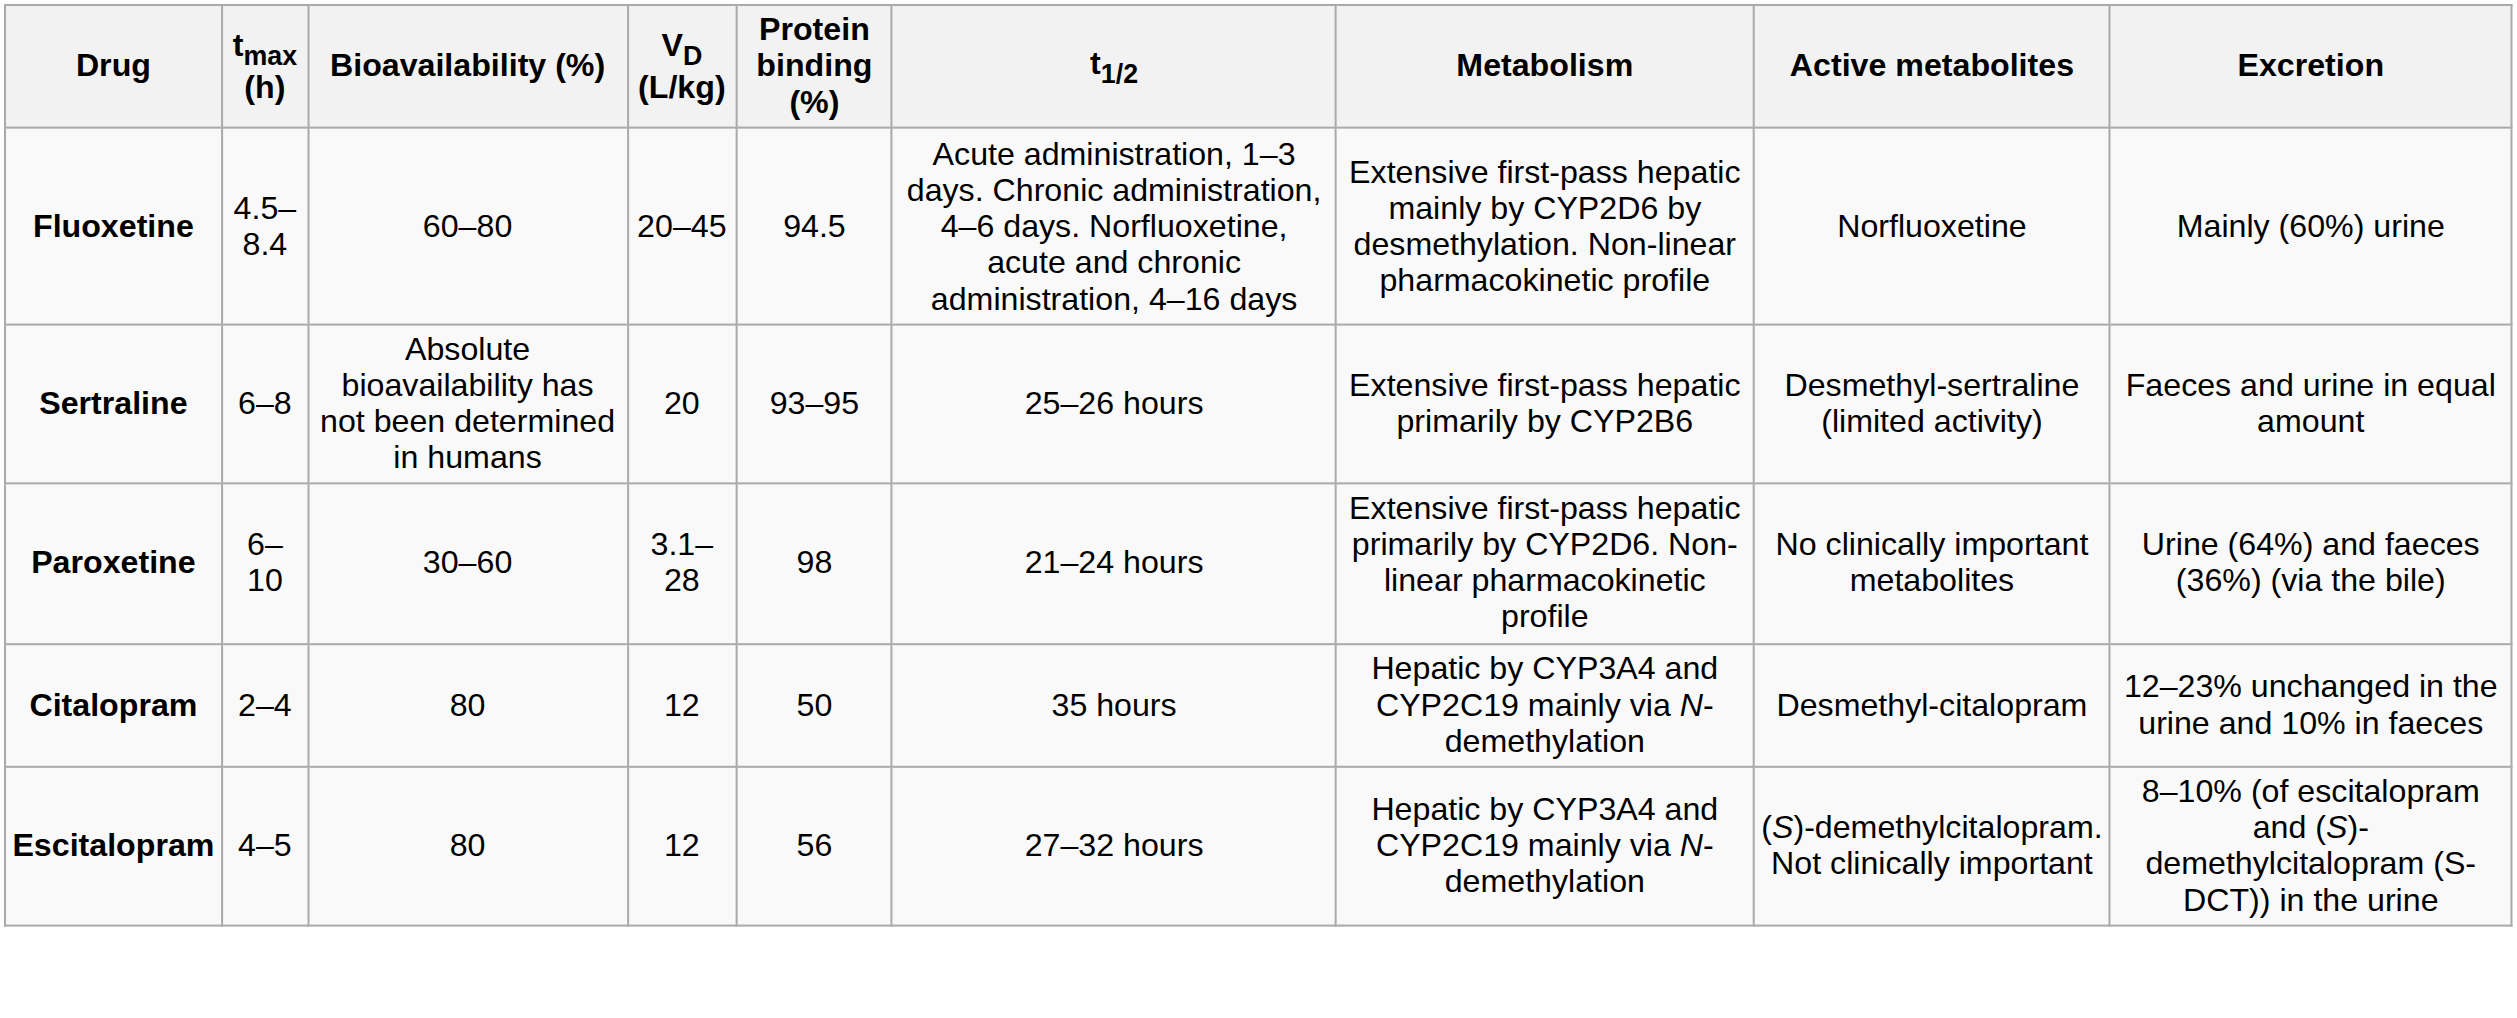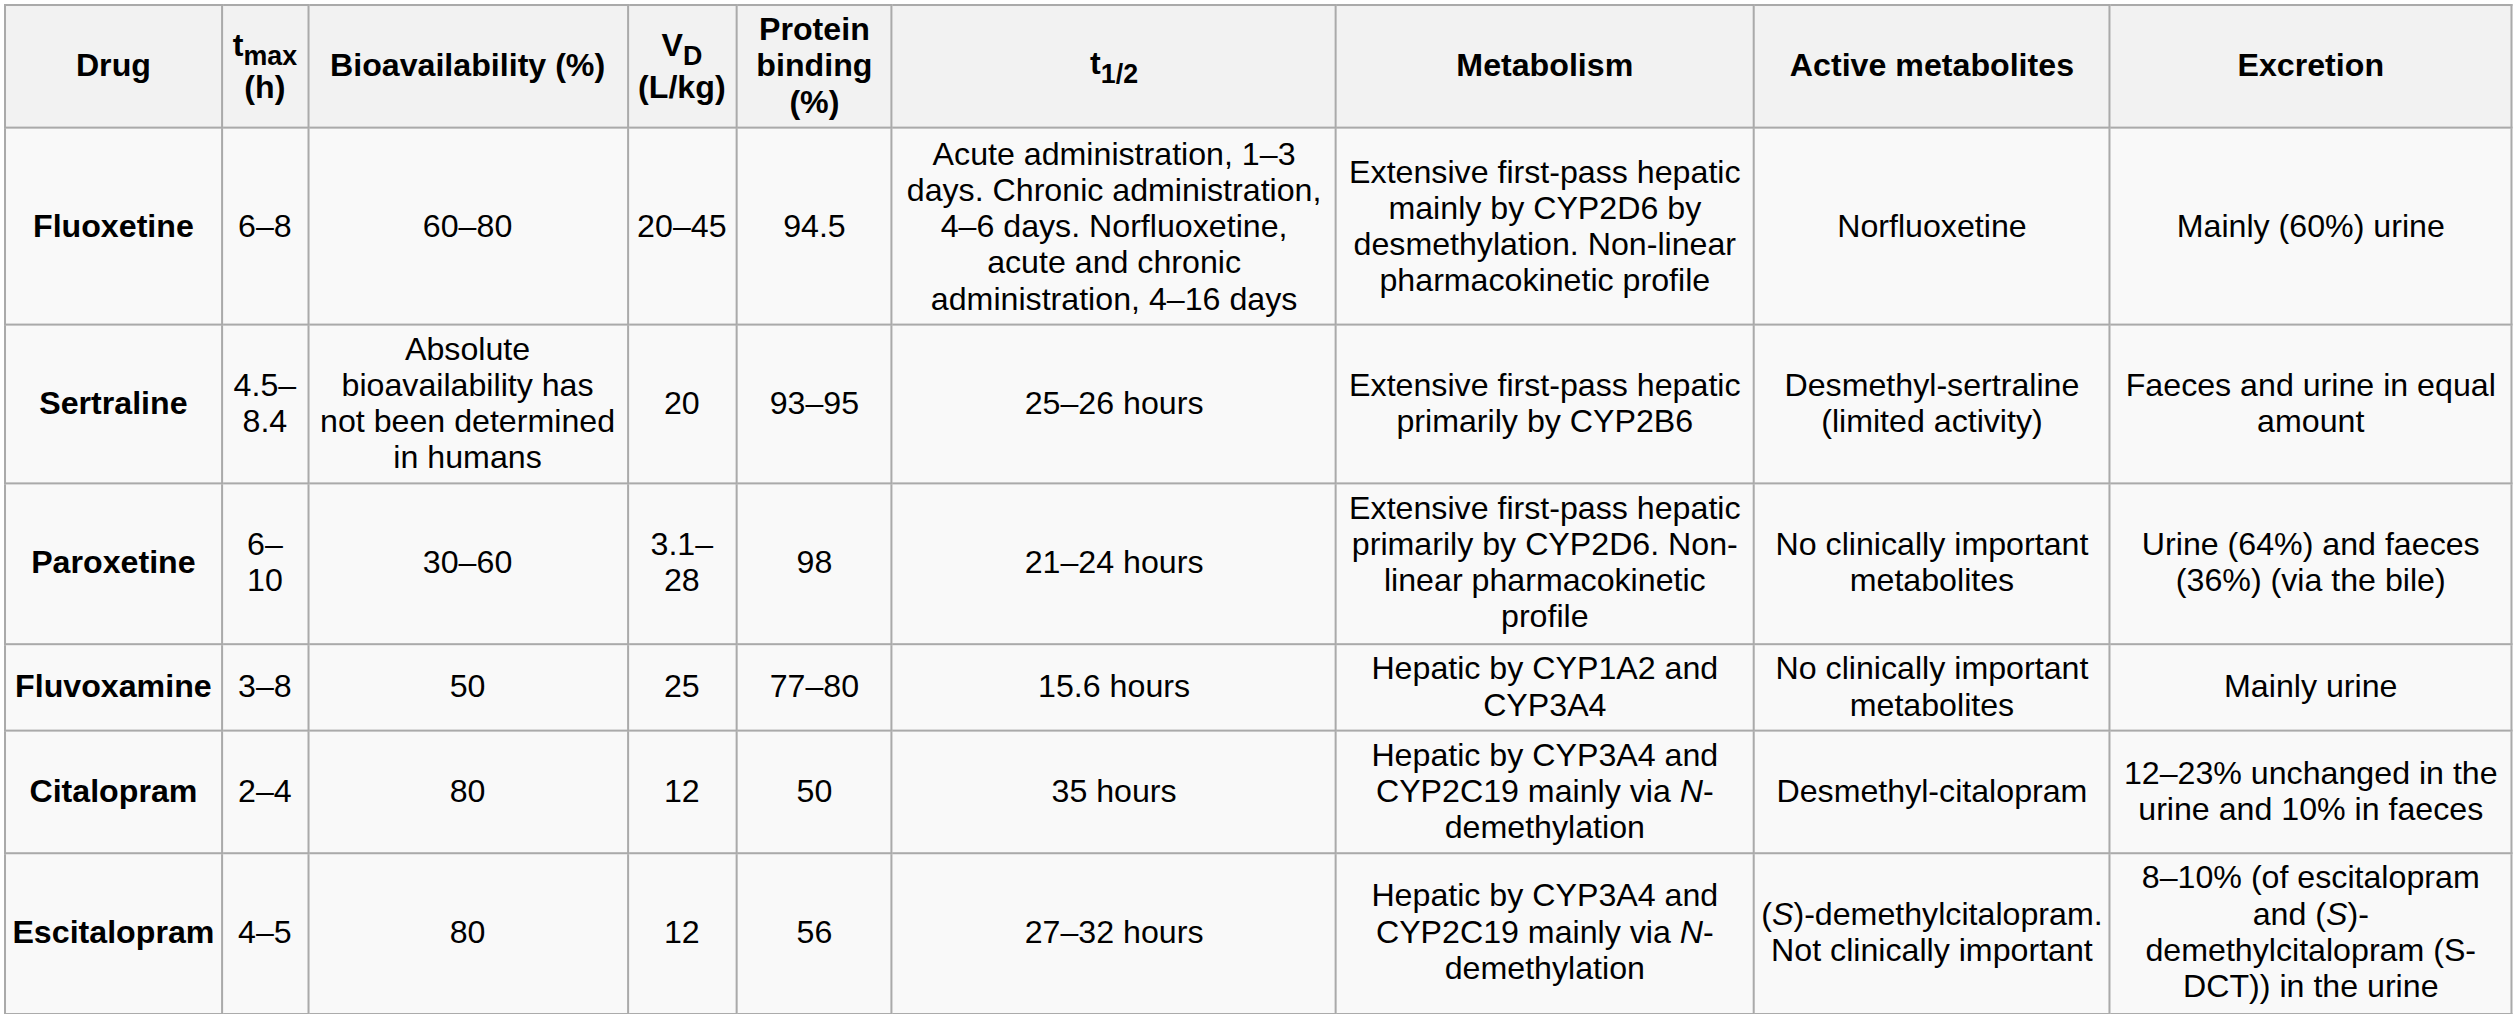(265, 225) 4.5–8.4 -> (265, 225) 6–8
(265, 403) 6–8 -> (265, 403) 4.5–8.4
+ row: (113, 686)
